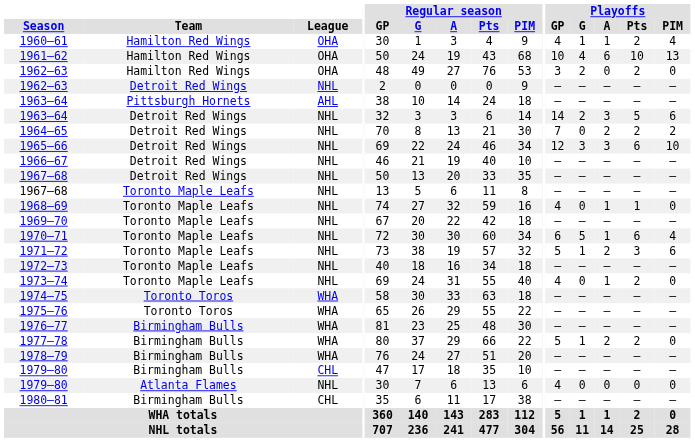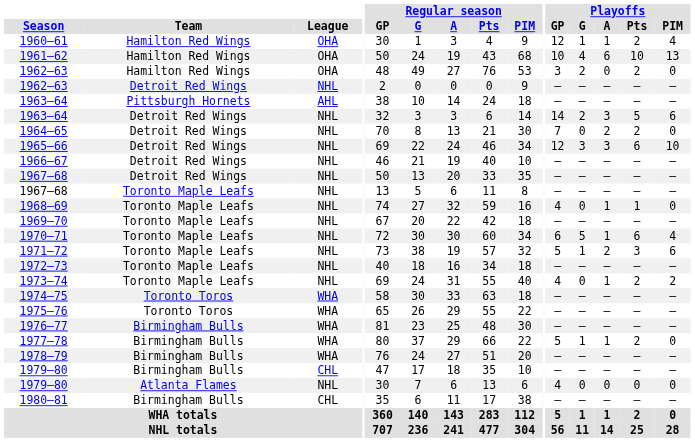(558, 41) 4 -> (558, 41) 12
(673, 131) 2 -> (673, 131) 0
(673, 281) 0 -> (673, 281) 2
(607, 341) 2 -> (607, 341) 1
